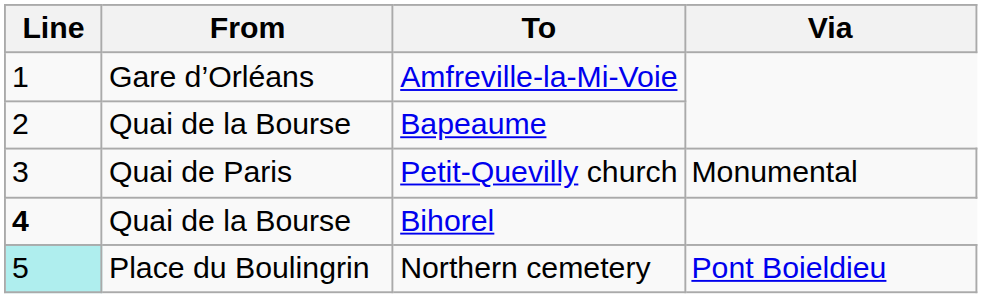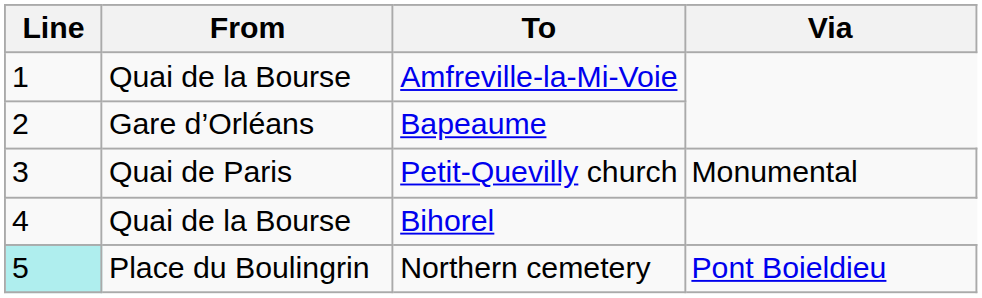(212, 76) Gare d’Orléans -> (230, 76) Quai de la Bourse
(230, 124) Quai de la Bourse -> (212, 124) Gare d’Orléans
(20, 220) bold -> (20, 220) normal
